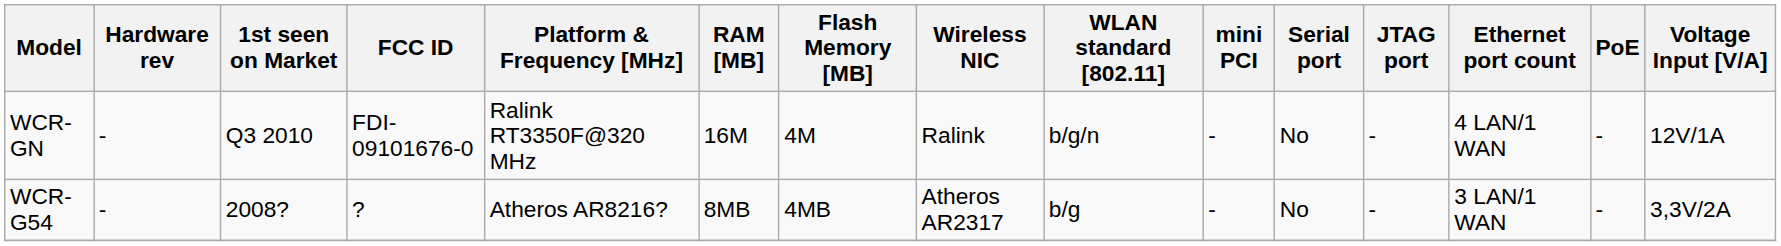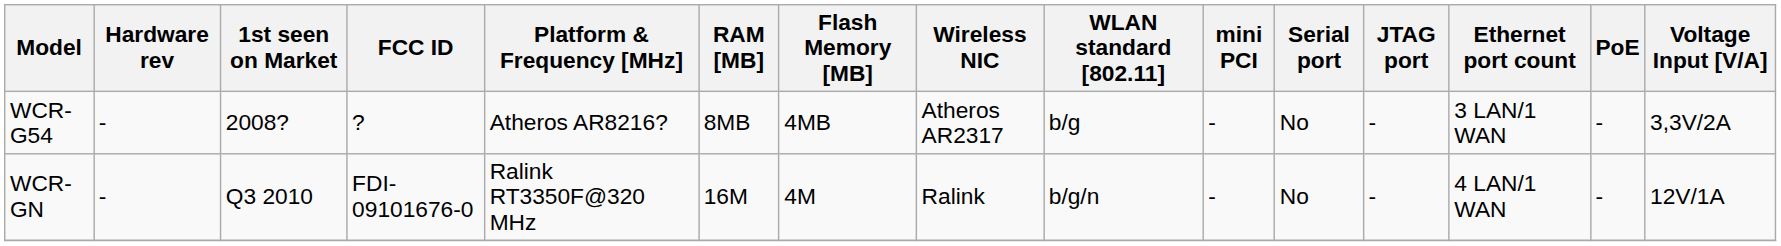rows swapped: (41, 209) <-> (41, 135)
